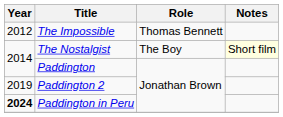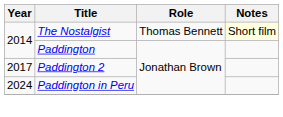- row: (76, 31)
(161, 49) The Boy -> (181, 31) Thomas Bennett
(20, 85) 2019 -> (20, 67) 2017
(20, 103) bold -> (20, 85) normal
